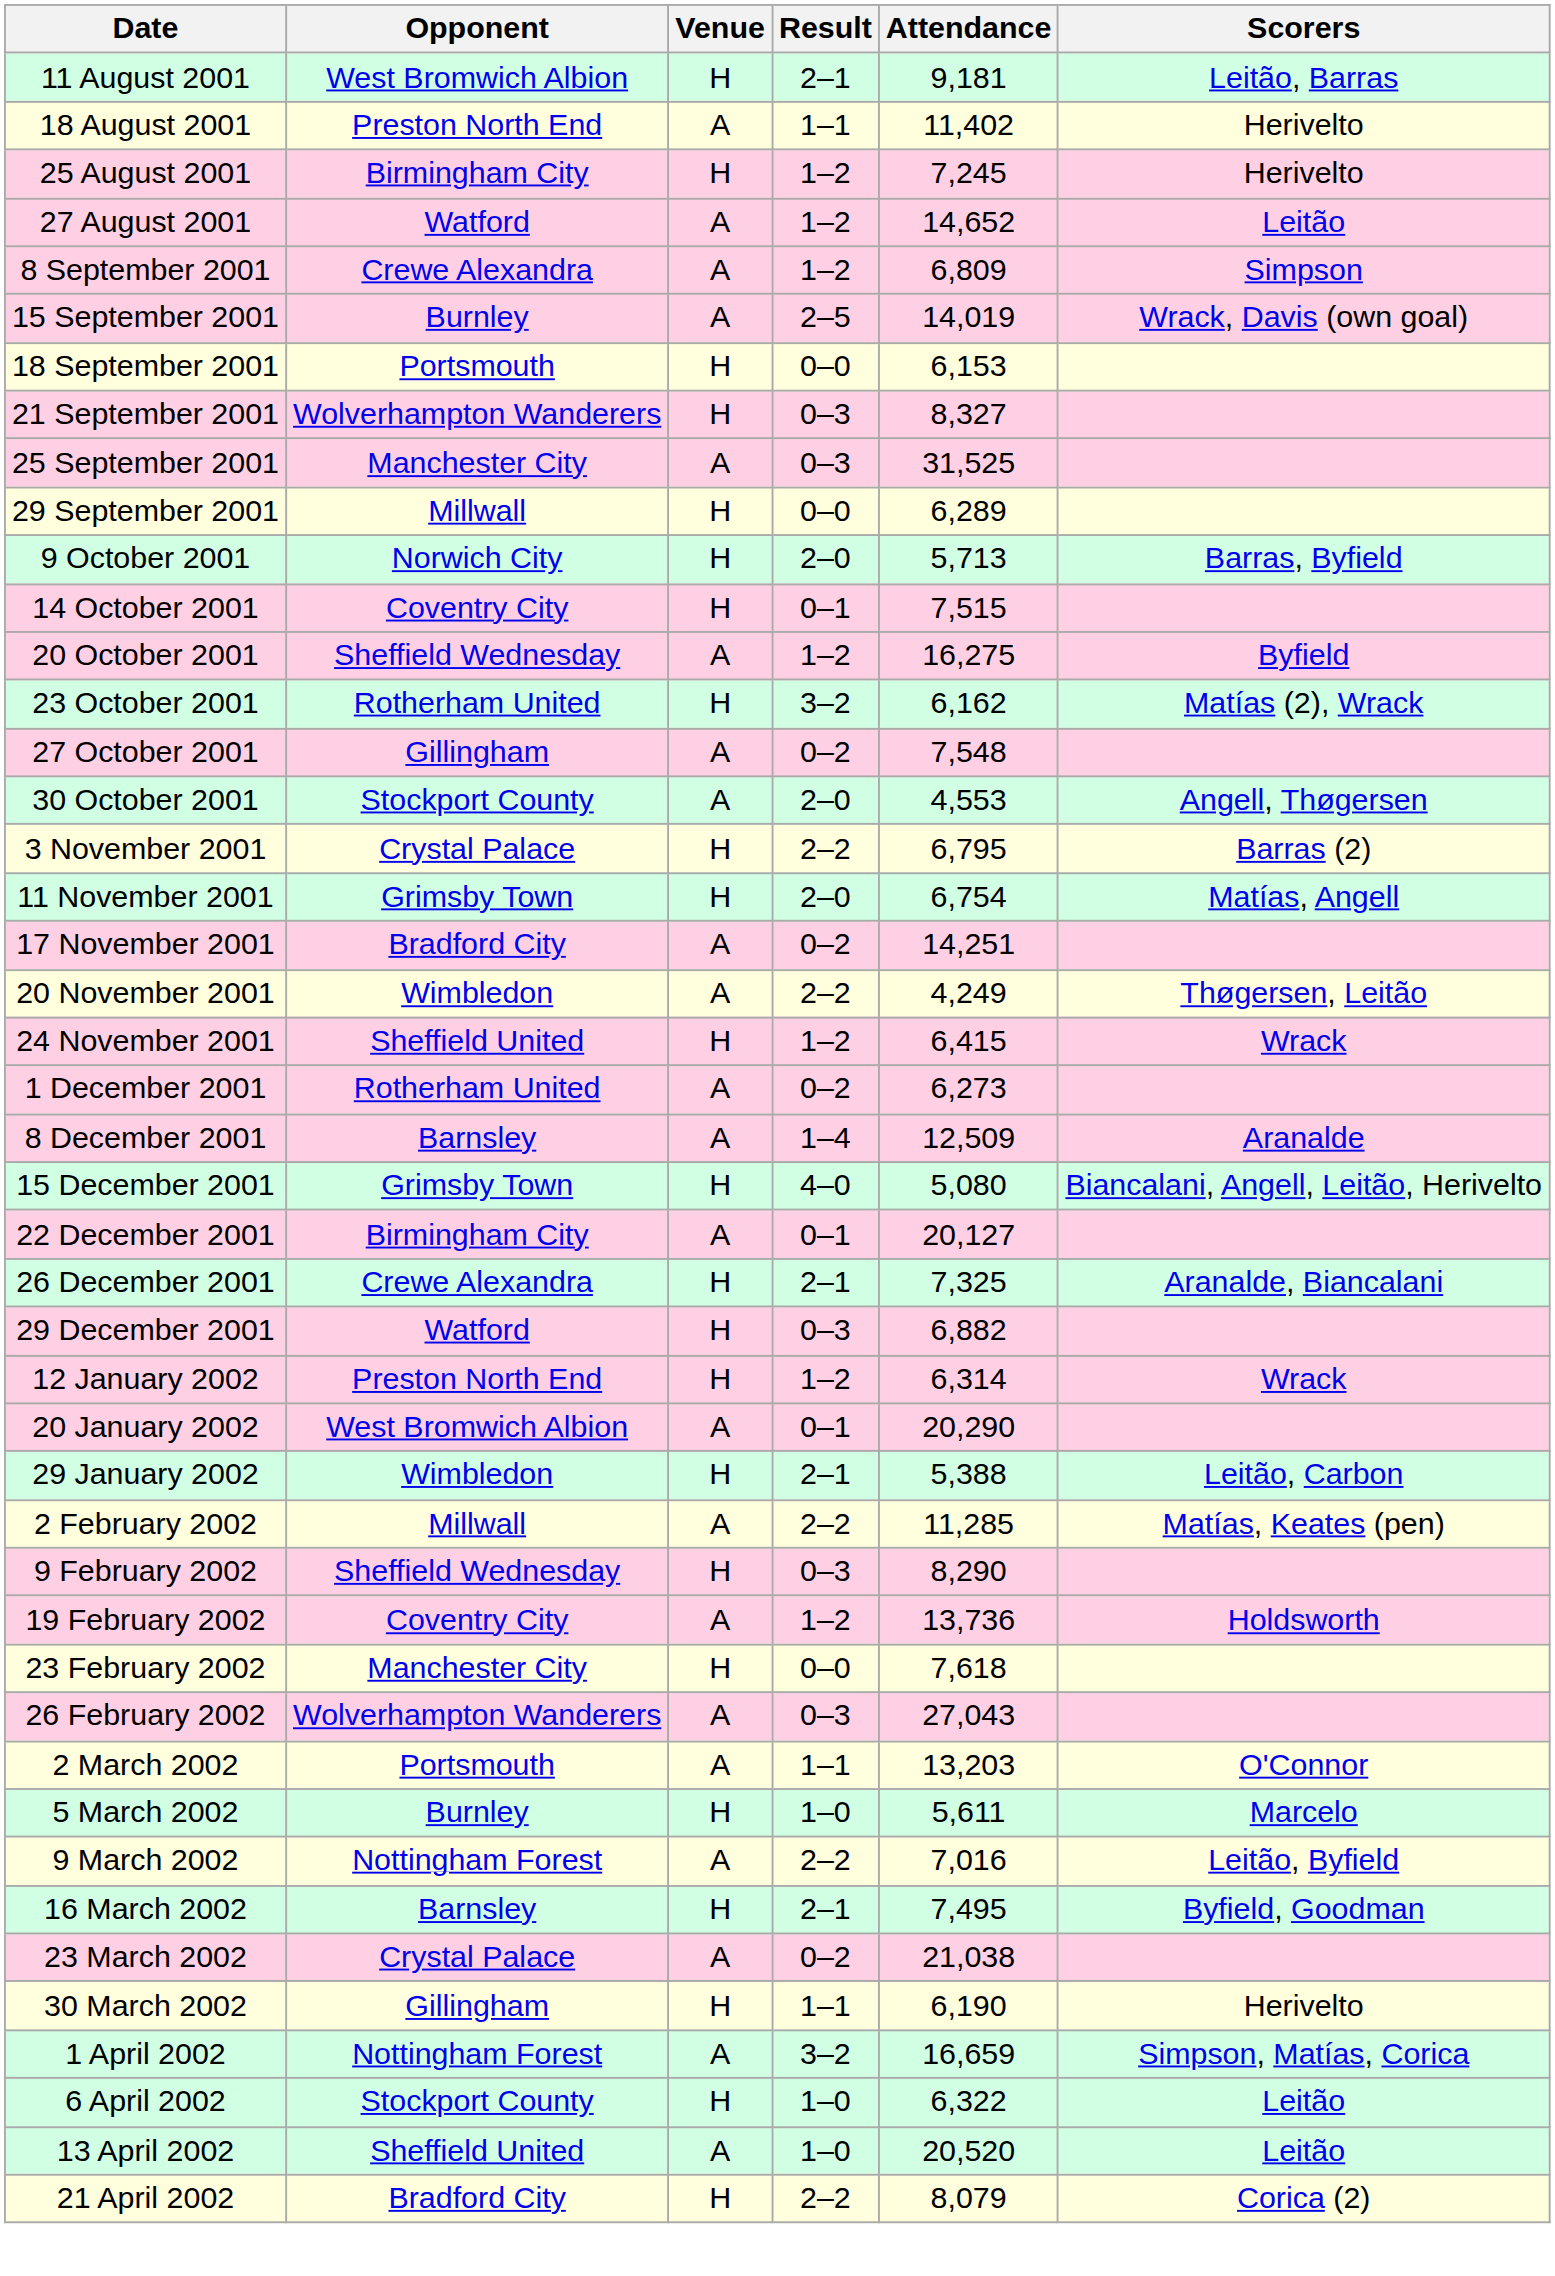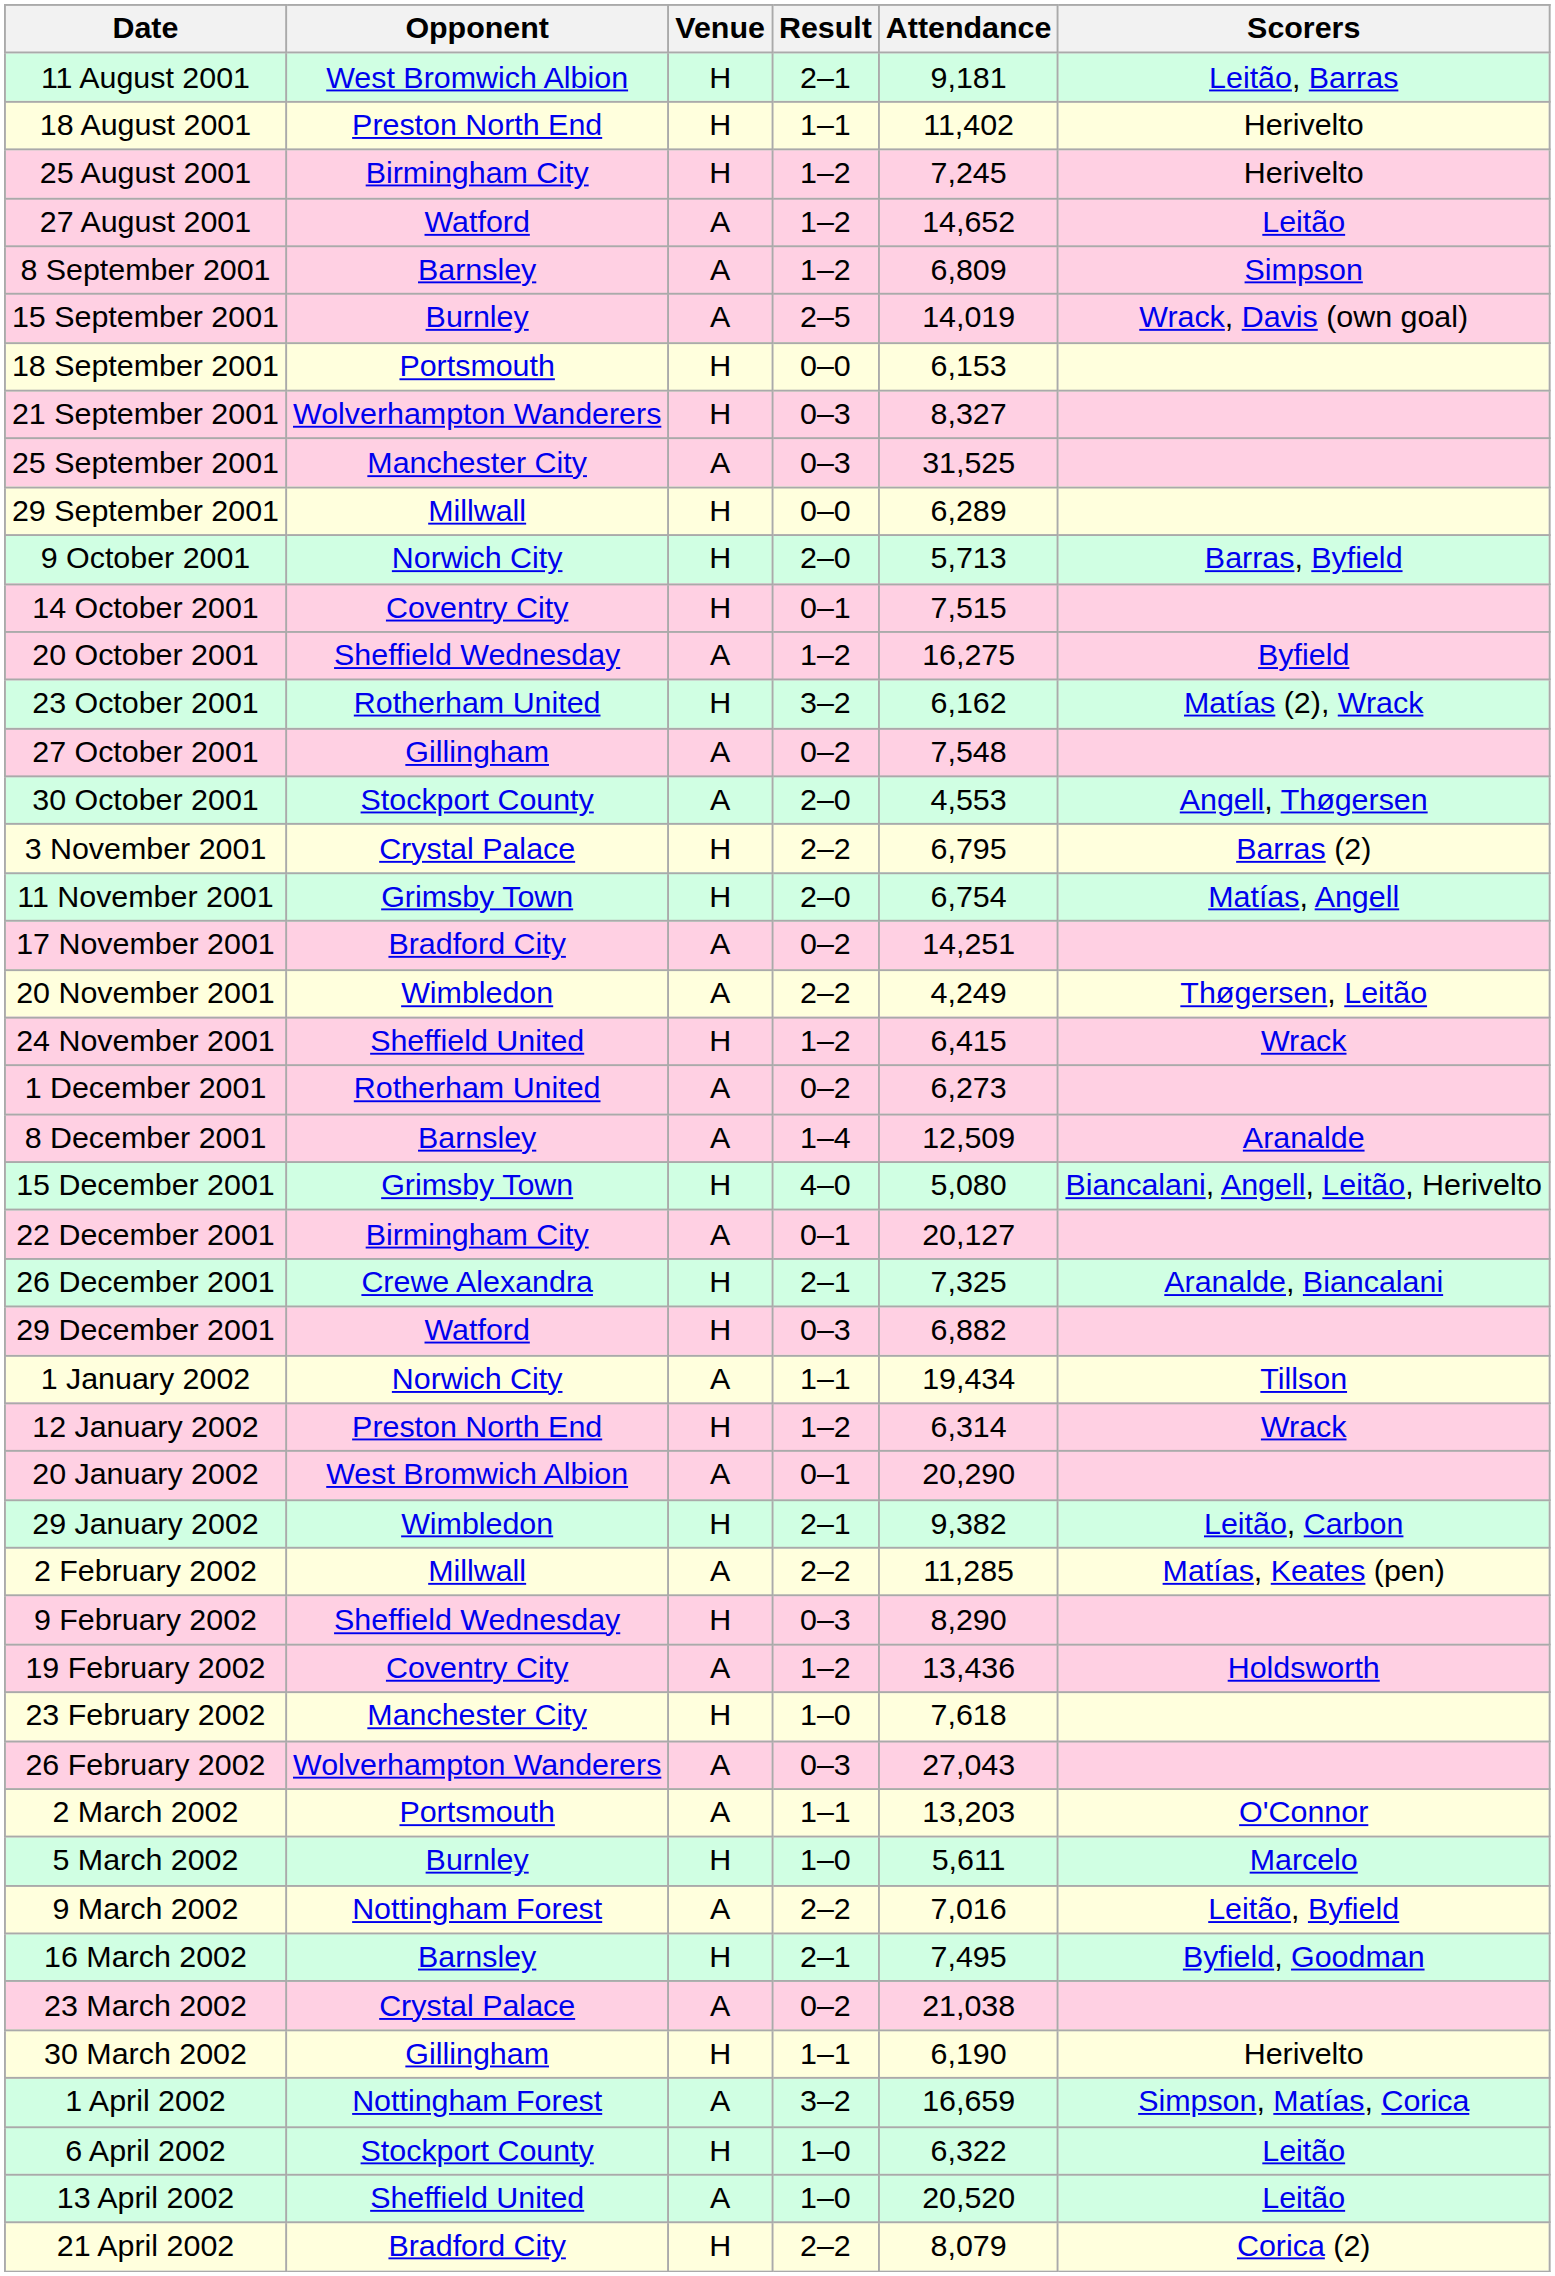(720, 125) A -> (720, 125) H
(477, 269) Crewe Alexandra -> (477, 269) Barnsley
+ row: (145, 1378)
(969, 1474) 5,388 -> (969, 1523) 9,382
(969, 1619) 13,736 -> (969, 1667) 13,436
(825, 1667) 0–0 -> (825, 1716) 1–0
